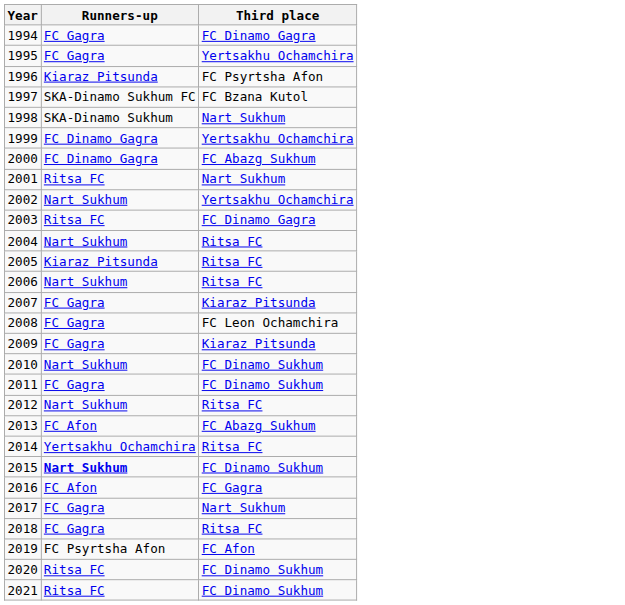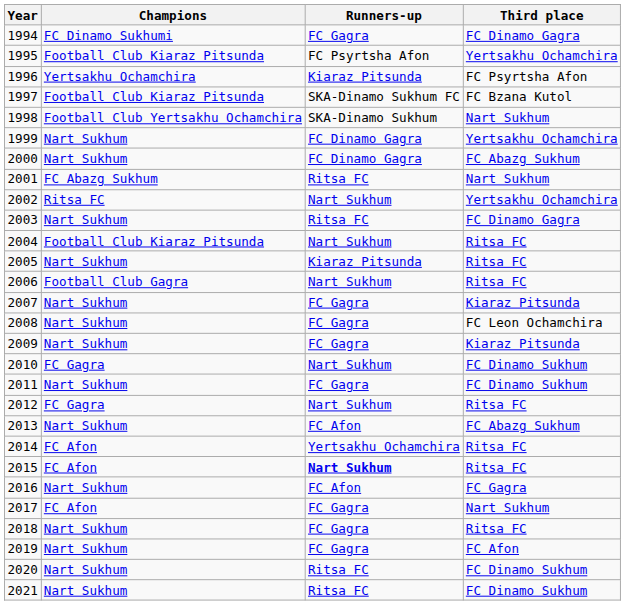+ column: (173, 15)
(74, 56) FC Gagra -> (369, 56) FC Psyrtsha Afon
(262, 467) FC Dinamo Sukhum -> (496, 467) Ritsa FC
(105, 549) FC Psyrtsha Afon -> (338, 549) FC Gagra
